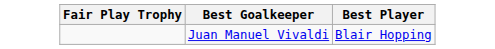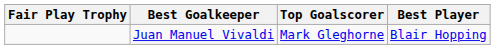+ column: (332, 15)
